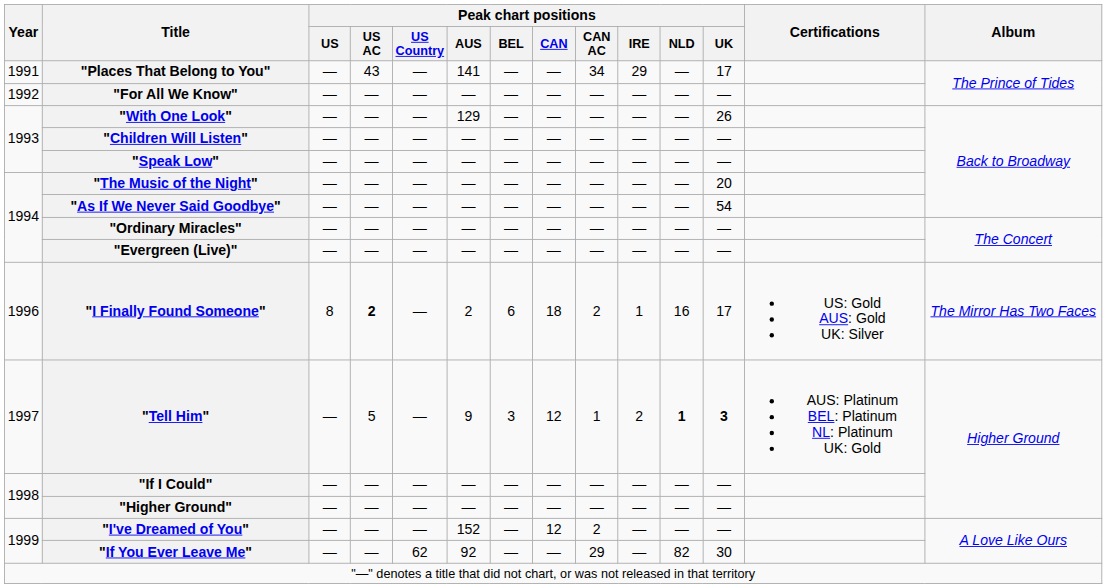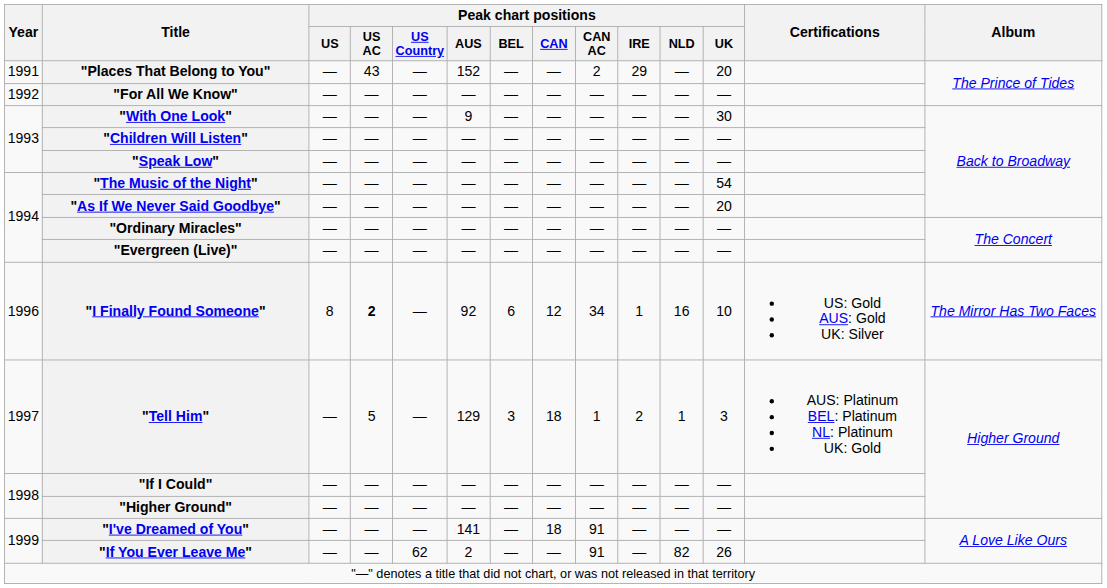(468, 72) 141 -> (468, 72) 152
(597, 72) 34 -> (597, 72) 2
(724, 72) 17 -> (724, 72) 20
(468, 116) 129 -> (468, 116) 9
(724, 116) 26 -> (724, 116) 30
(724, 183) 20 -> (724, 183) 54
(724, 206) 54 -> (724, 206) 20
(468, 310) 2 -> (468, 310) 92
(554, 310) 18 -> (554, 310) 12
(597, 310) 2 -> (597, 310) 34
(724, 310) 17 -> (724, 310) 10
(468, 416) 9 -> (468, 416) 129
(554, 416) 12 -> (554, 416) 18
(682, 416) bold -> (682, 416) normal
(724, 416) bold -> (724, 416) normal
(468, 529) 152 -> (468, 529) 141
(554, 529) 12 -> (554, 529) 18
(597, 529) 2 -> (597, 529) 91
(468, 551) 92 -> (468, 551) 2
(597, 551) 29 -> (597, 551) 91
(724, 551) 30 -> (724, 551) 26
